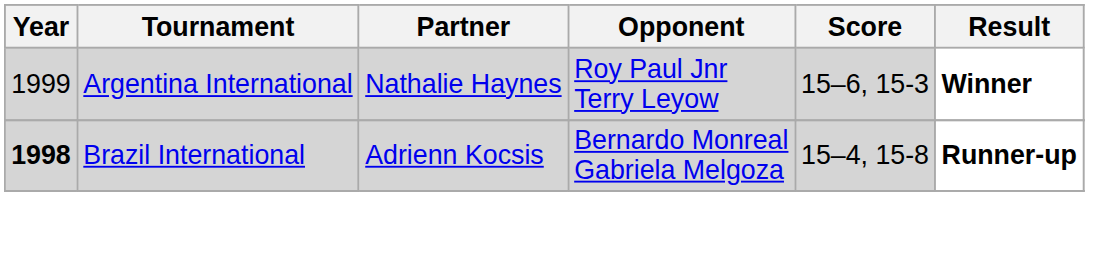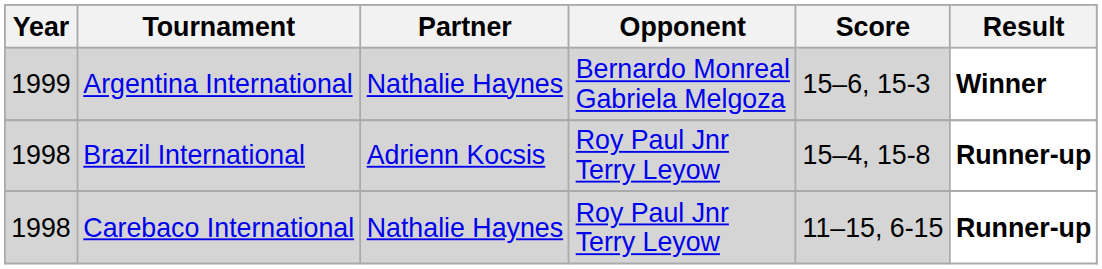(651, 84) Roy Paul Jnr Terry Leyow -> (683, 84) Bernardo Monreal Gabriela Melgoza
(41, 156) bold -> (41, 156) normal
(681, 156) Bernardo Monreal Gabriela Melgoza -> (652, 156) Roy Paul Jnr Terry Leyow
+ row: (219, 228)
